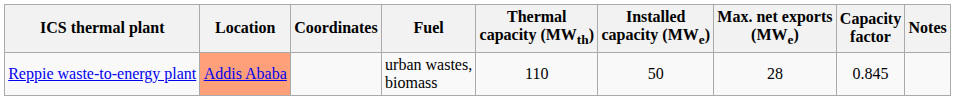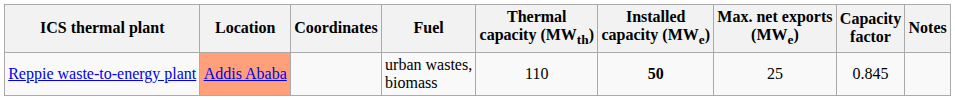(656, 73) normal -> (656, 73) bold
(775, 73) 28 -> (775, 73) 25
